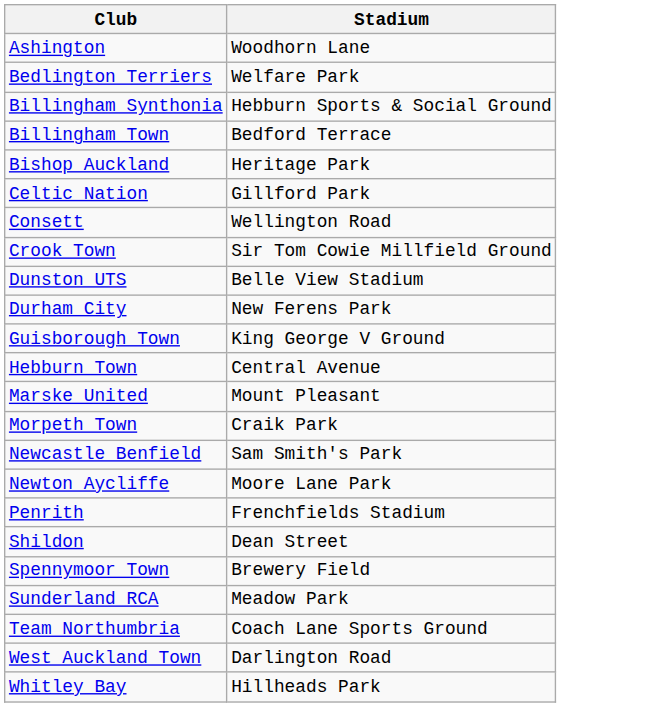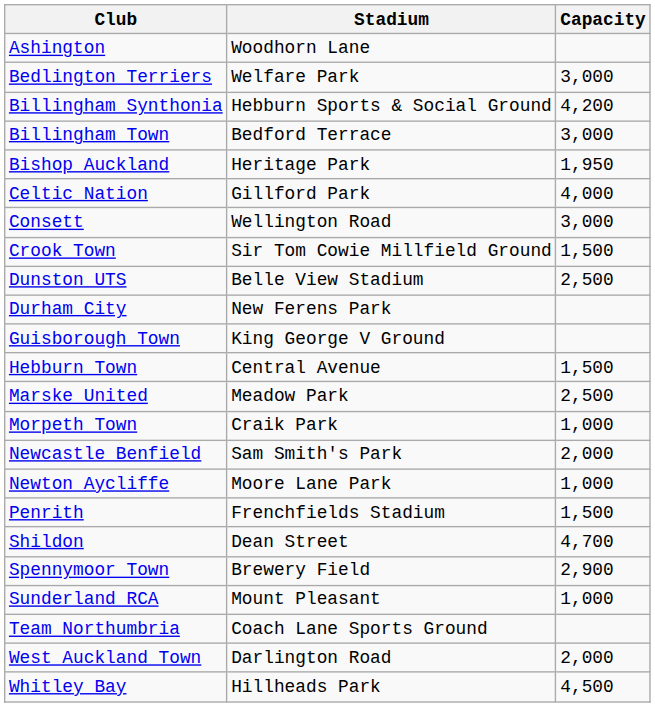+ column: (603, 19)
(306, 397) Mount Pleasant -> (290, 397) Meadow Park
(290, 600) Meadow Park -> (306, 600) Mount Pleasant
